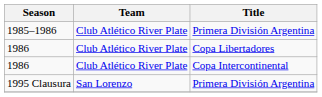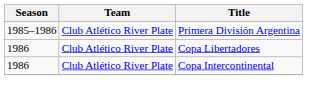- row: (39, 83)
